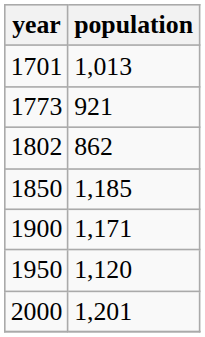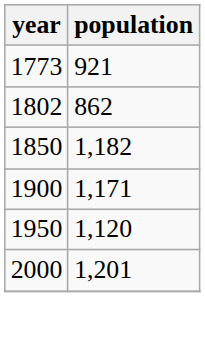- row: (37, 65)
(103, 188) 1,185 -> (103, 147) 1,182
